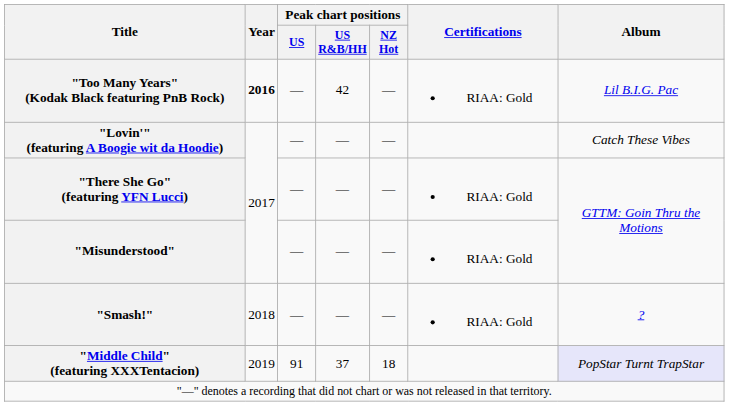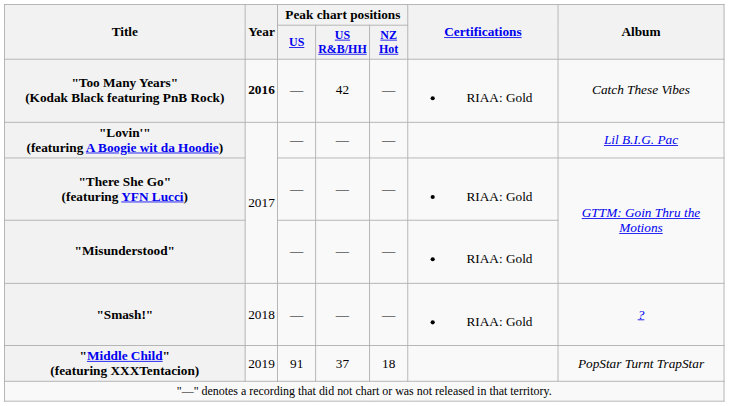(641, 90) Lil B.I.G. Pac -> (641, 90) Catch These Vibes
(641, 139) Catch These Vibes -> (641, 139) Lil B.I.G. Pac
(641, 363) lavender background -> (641, 363) no background
